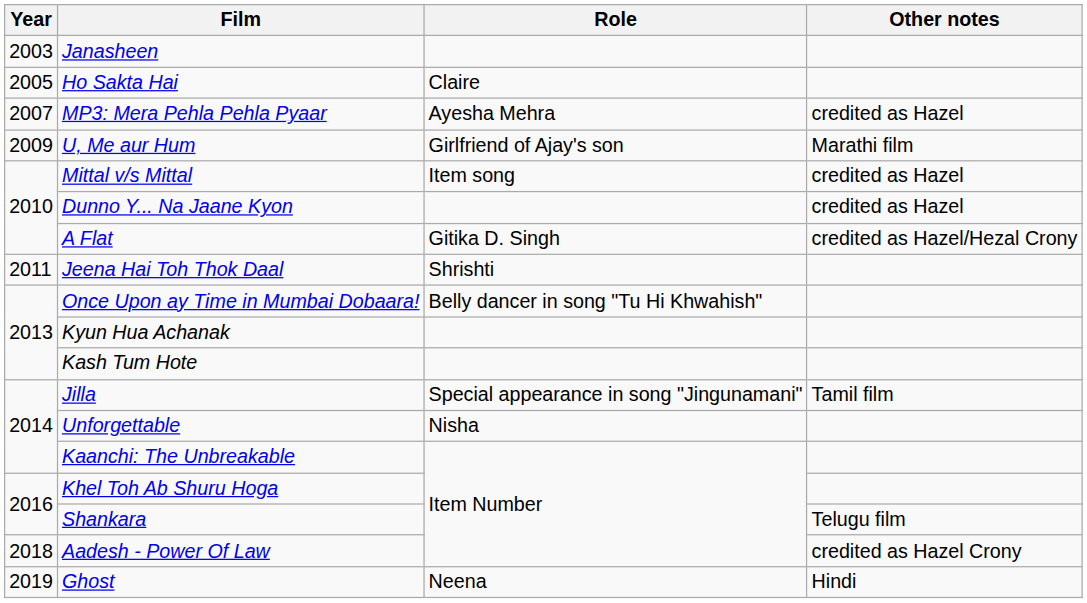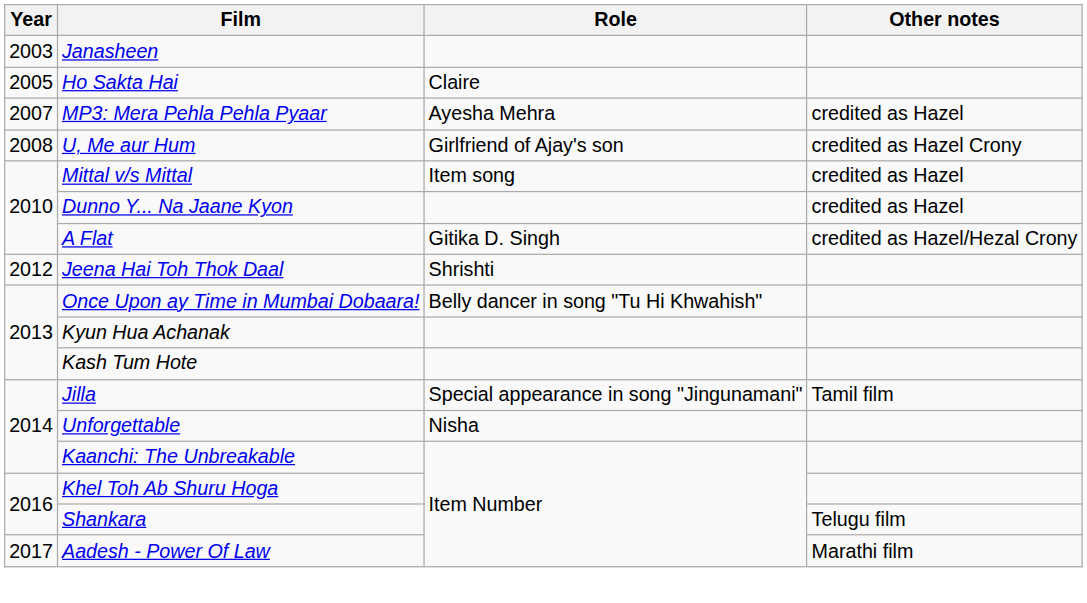(31, 144) 2009 -> (31, 144) 2008
(862, 144) Marathi film -> (917, 144) credited as Hazel Crony
(30, 269) 2011 -> (31, 269) 2012
(31, 550) 2018 -> (31, 550) 2017
(917, 550) credited as Hazel Crony -> (862, 550) Marathi film
- row: (88, 581)
